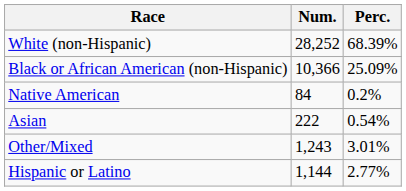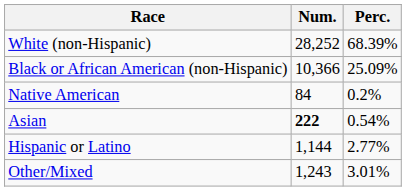(307, 120) normal -> (307, 120) bold
rows swapped: (50, 146) <-> (69, 172)
